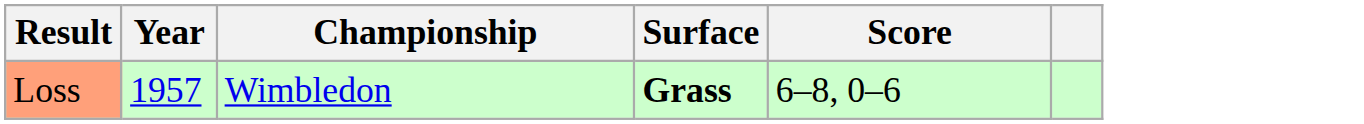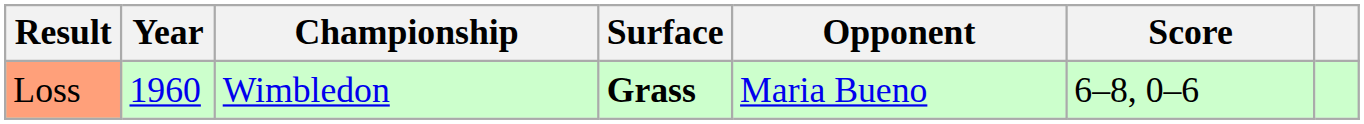+ column: (899, 32)
(166, 89) 1957 -> (165, 89) 1960
